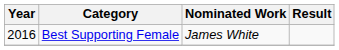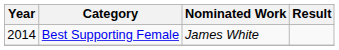(22, 34) 2016 -> (22, 34) 2014
